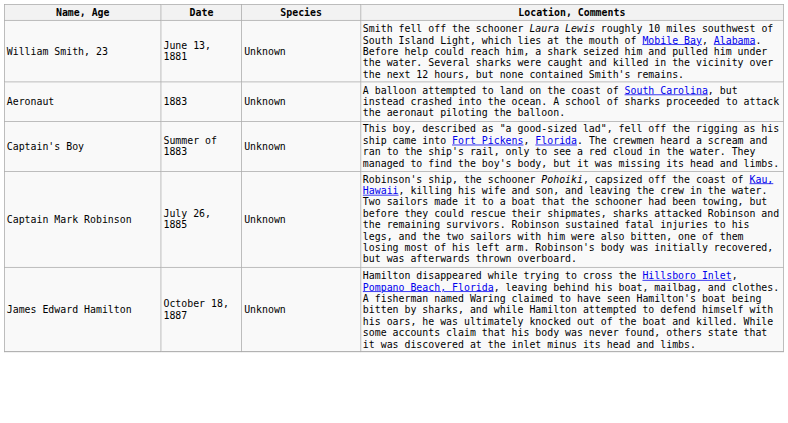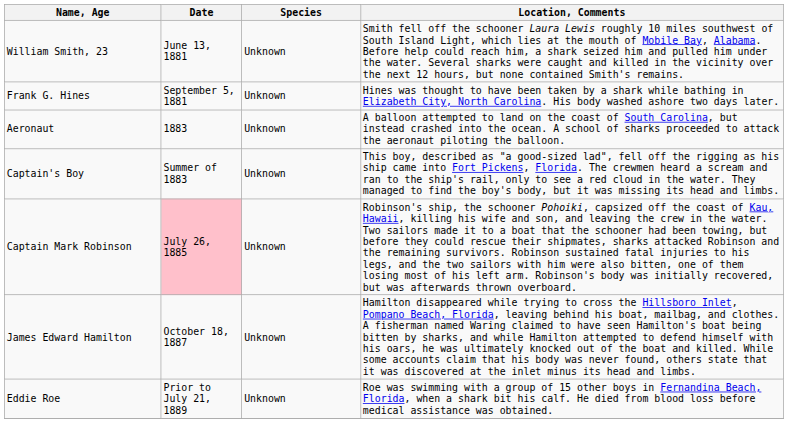+ row: (48, 96)
(187, 219) no background -> (187, 247) pink background
+ row: (34, 399)
